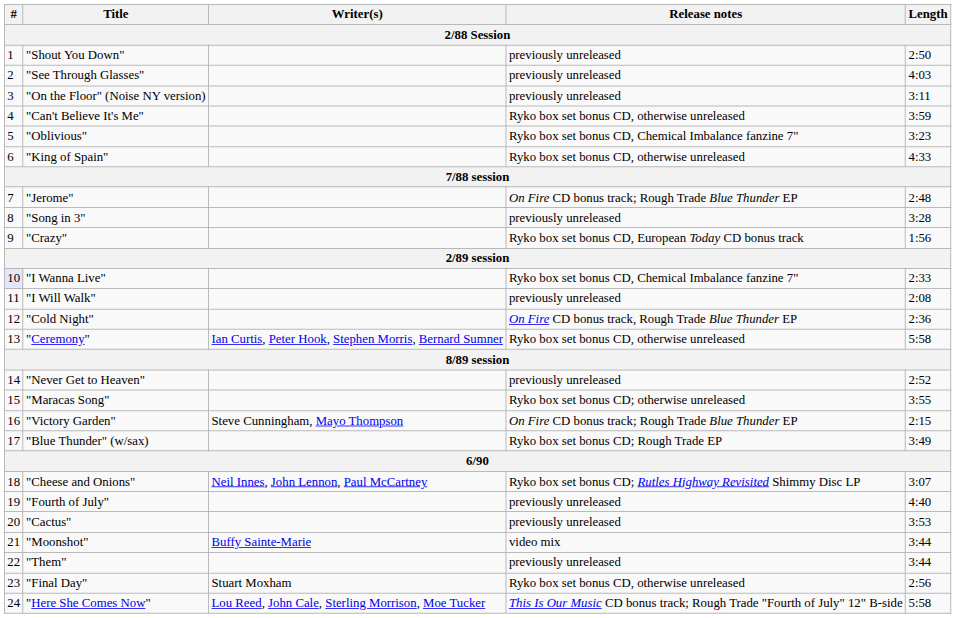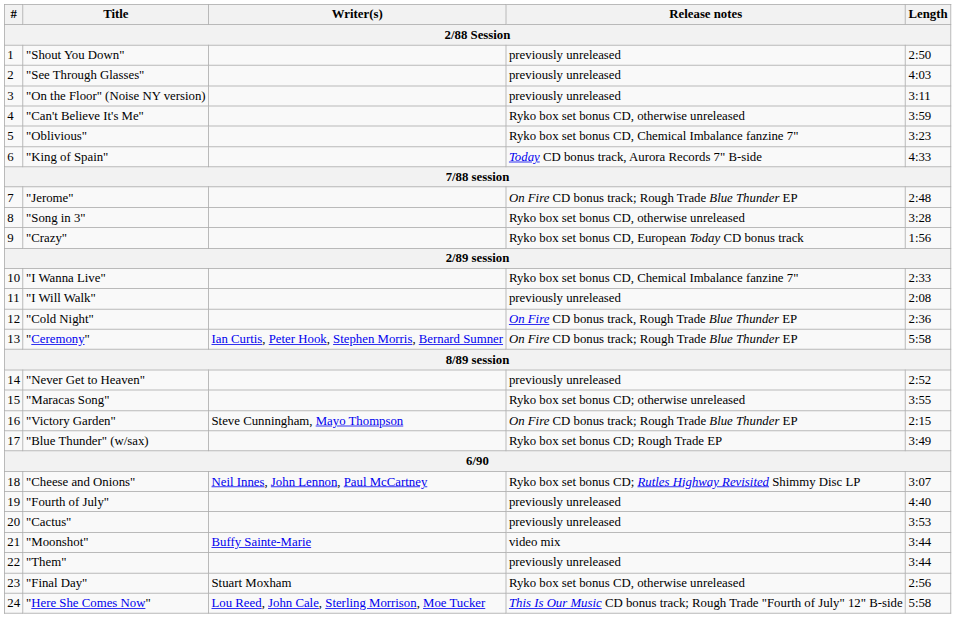(627, 156) Ryko box set bonus CD, otherwise unreleased -> (635, 156) Today CD bonus track, Aurora Records 7" B-side
(565, 217) previously unreleased -> (627, 217) Ryko box set bonus CD, otherwise unreleased
(14, 278) lavender background -> (14, 278) no background
(627, 339) Ryko box set bonus CD, otherwise unreleased -> (653, 339) On Fire CD bonus track; Rough Trade Blue Thunder EP
